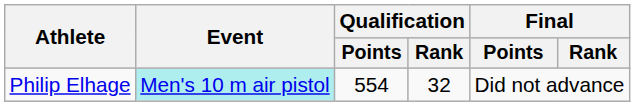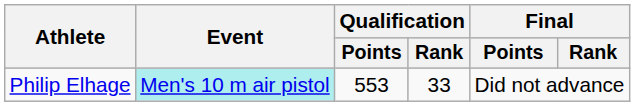(372, 85) 554 -> (372, 85) 553
(439, 85) 32 -> (439, 85) 33
